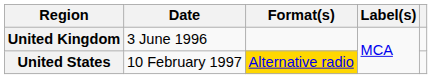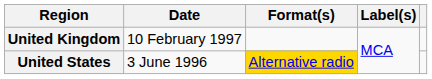(167, 39) 3 June 1996 -> (184, 39) 10 February 1997
(184, 62) 10 February 1997 -> (167, 62) 3 June 1996
